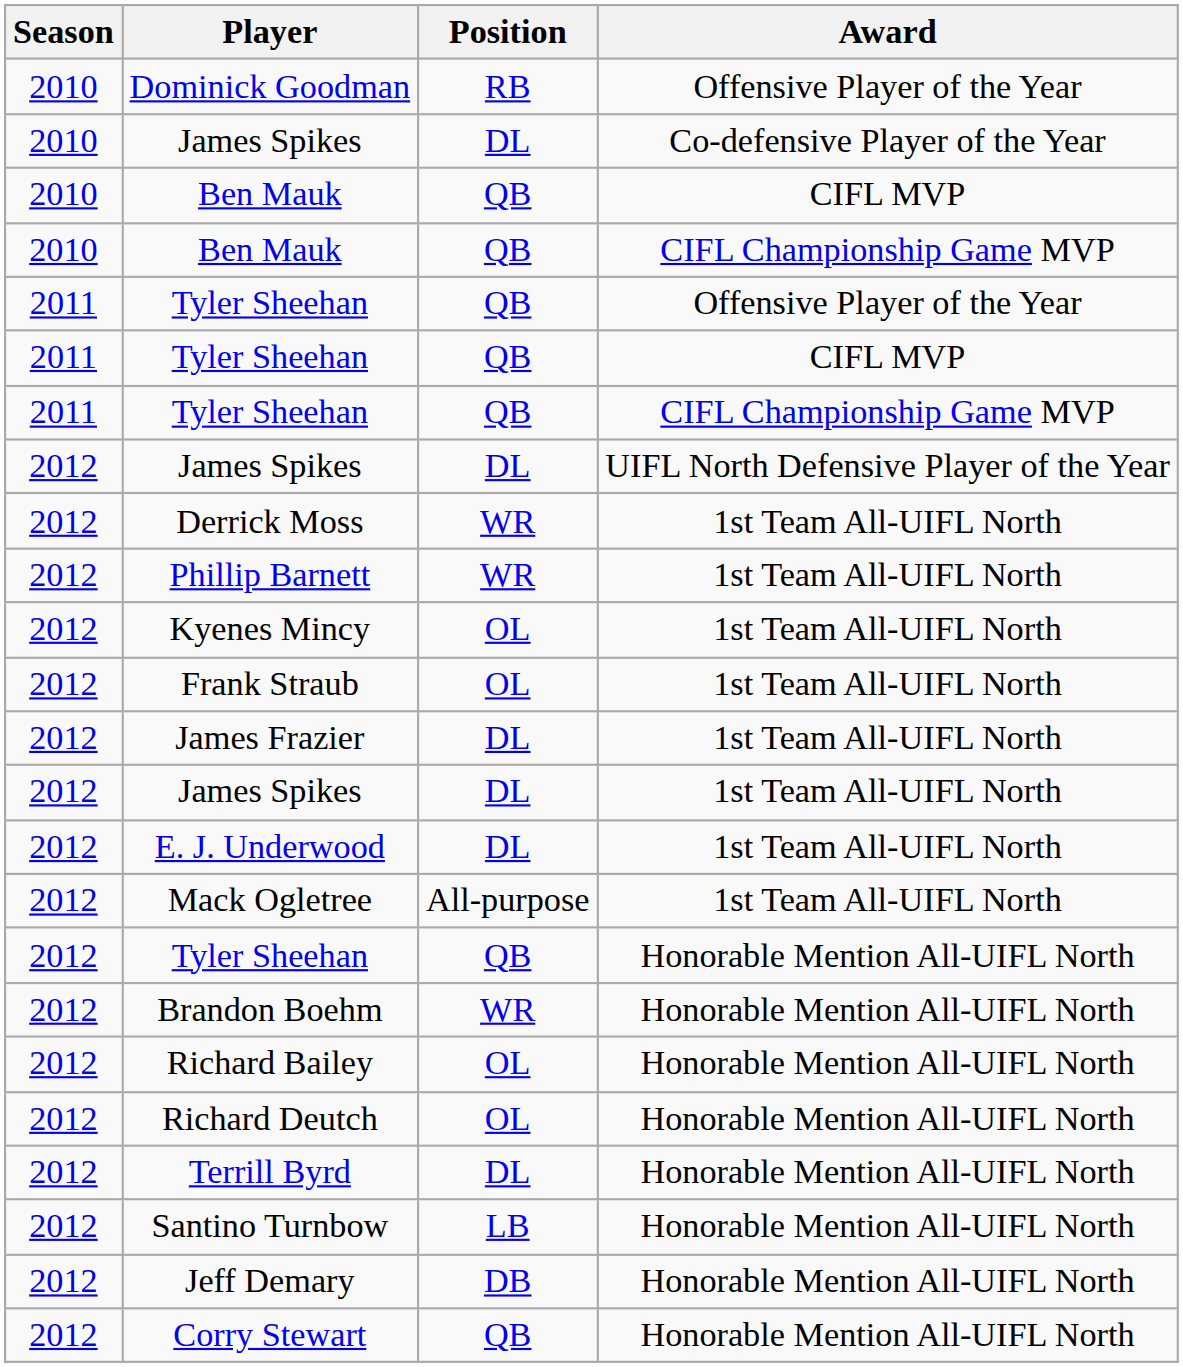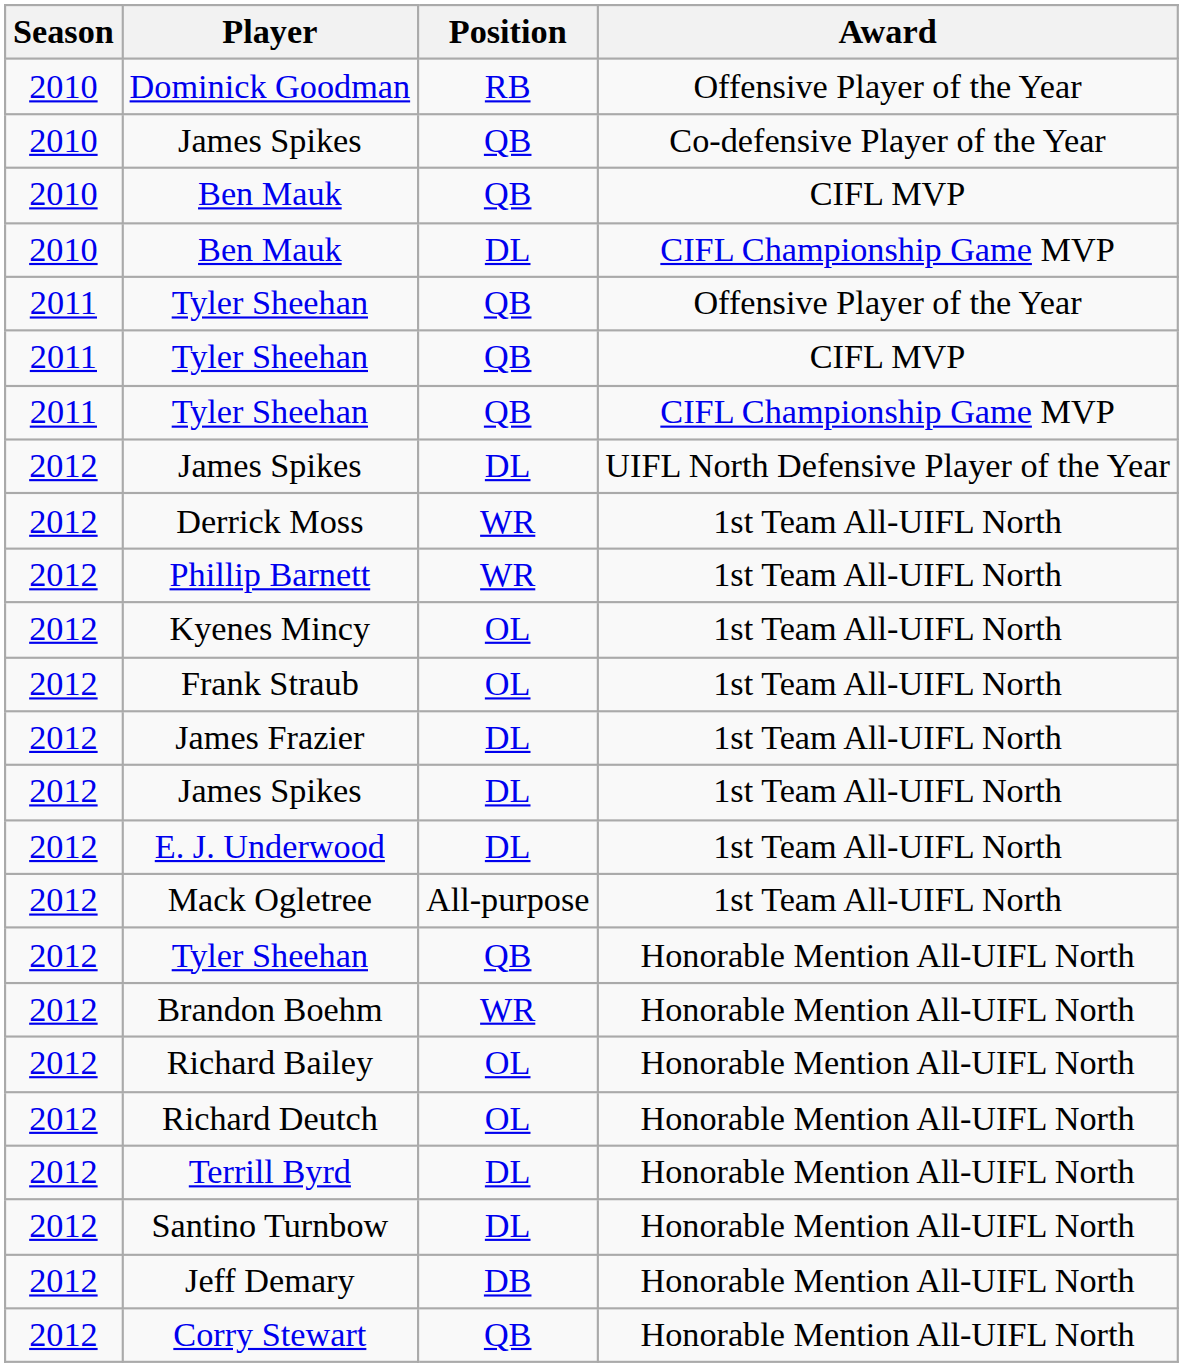(508, 140) DL -> (508, 140) QB
(508, 248) QB -> (508, 248) DL
(508, 1226) LB -> (508, 1226) DL
